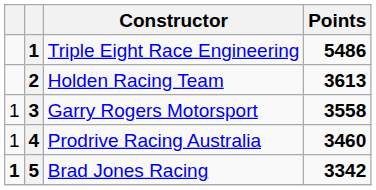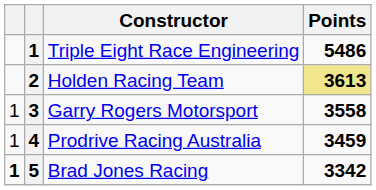(345, 80) no background -> (345, 80) khaki background
(345, 140) 3460 -> (345, 140) 3459
